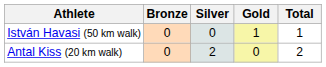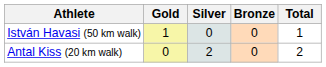columns swapped: (256, 14) <-> (167, 14)
